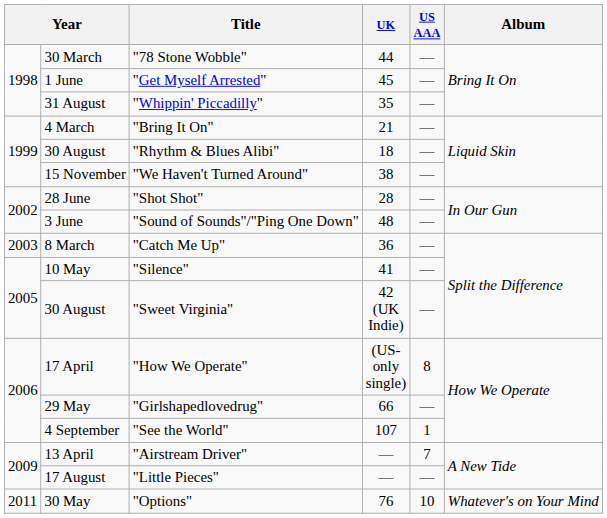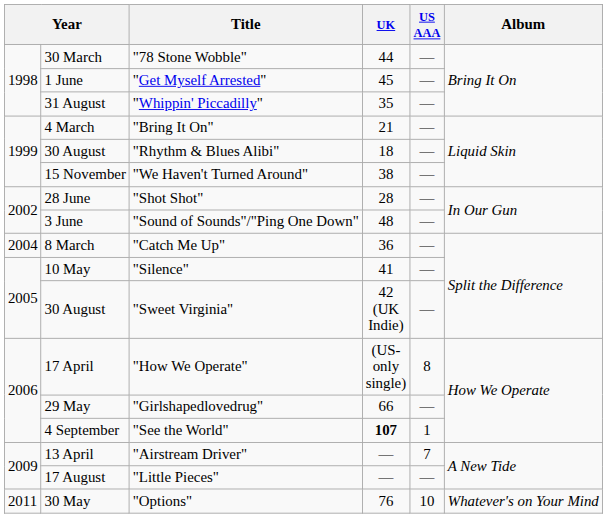(23, 245) 2003 -> (23, 245) 2004
(386, 430) normal -> (386, 430) bold
